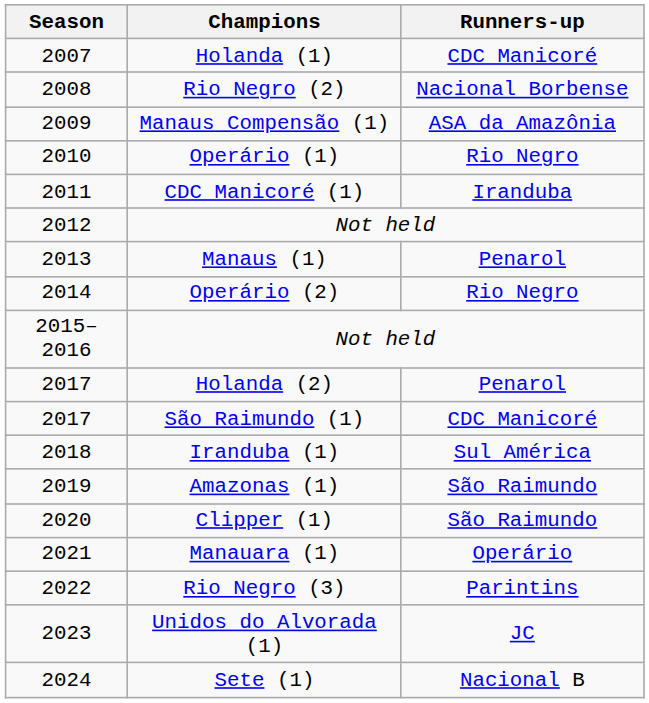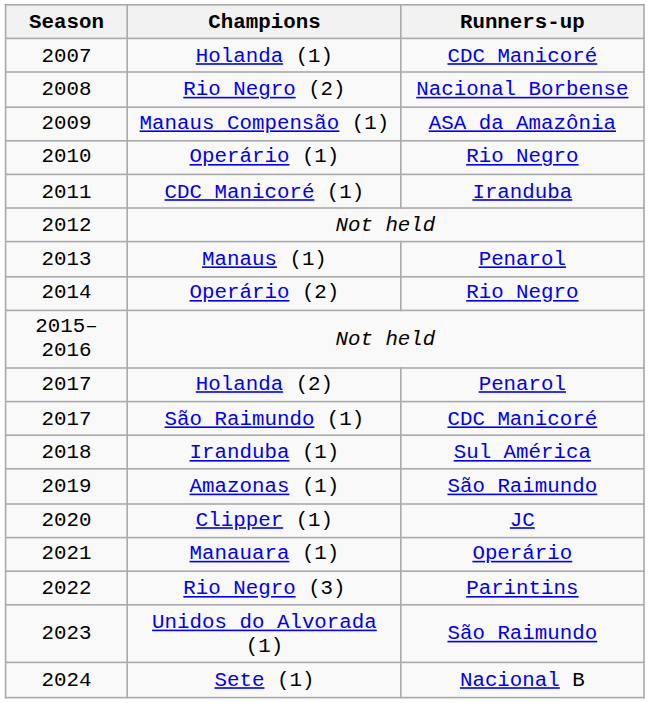(522, 520) São Raimundo -> (522, 520) JC
(522, 634) JC -> (522, 634) São Raimundo
